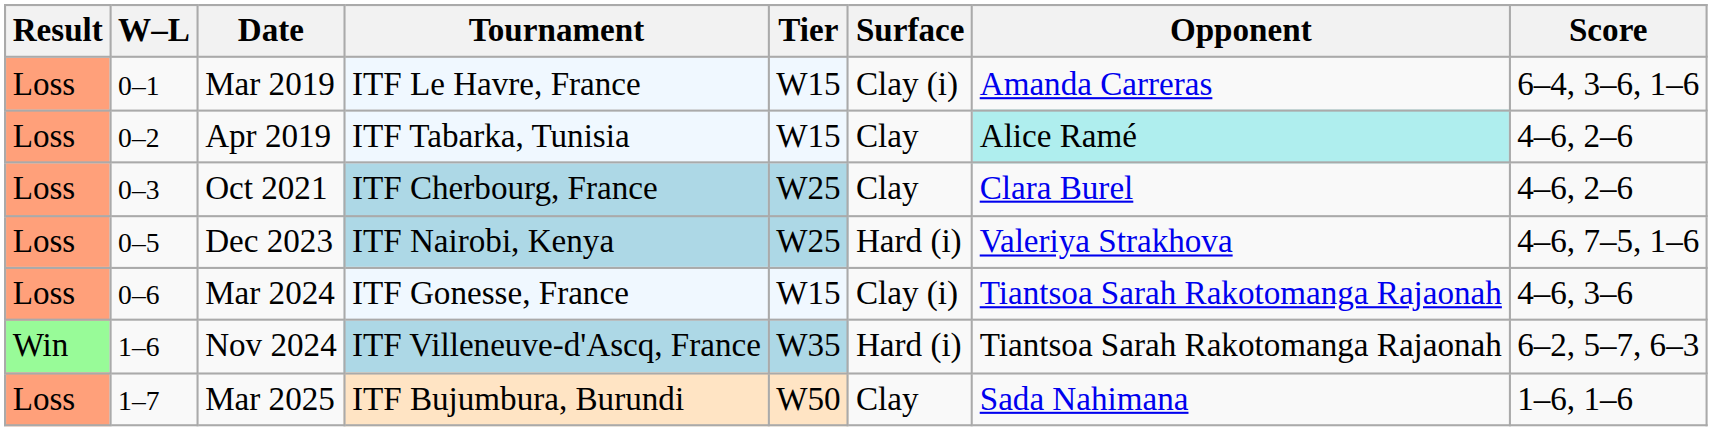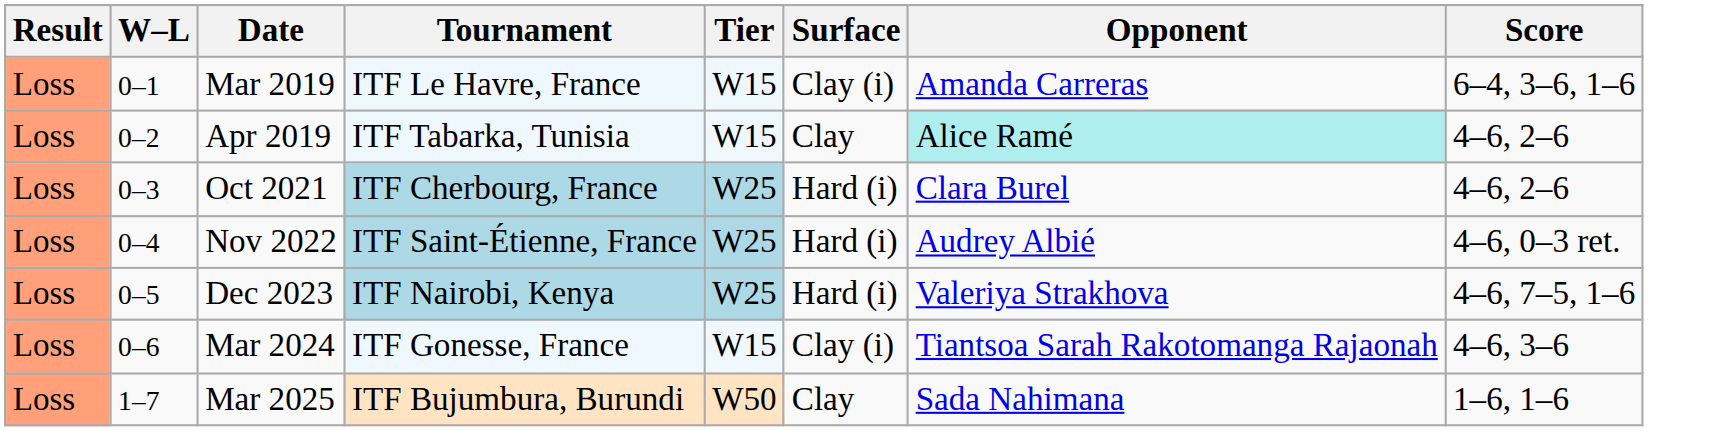(887, 188) Clay -> (845, 188) Hard (i)
+ row: (271, 240)
- row: (271, 345)
